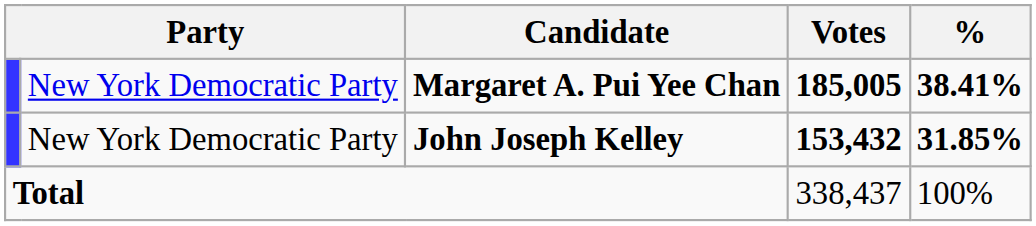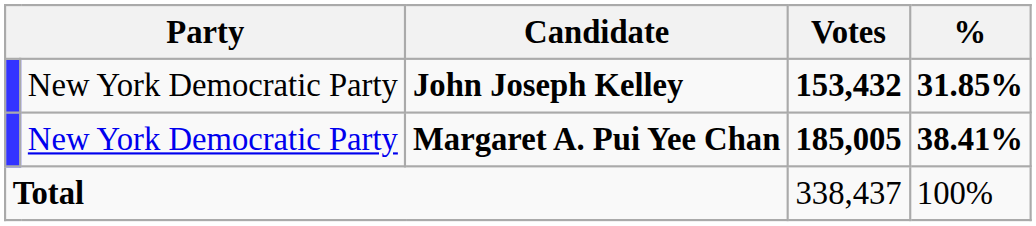rows swapped: (597, 85) <-> (548, 139)
